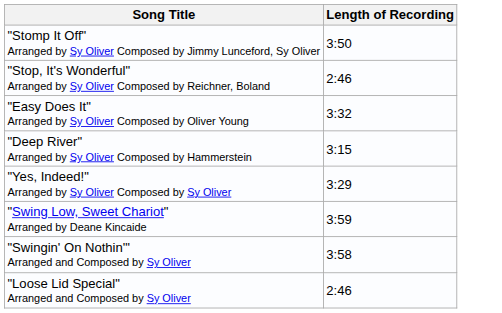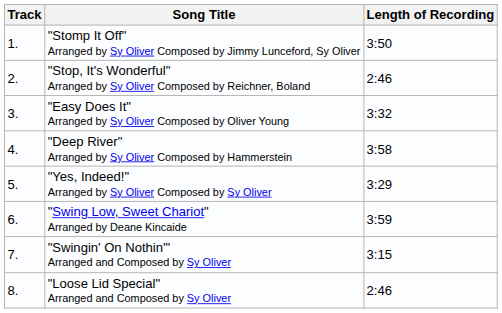+ column: (25, 15)
(339, 149) 3:15 -> (379, 149) 3:58
(339, 255) 3:58 -> (379, 255) 3:15
